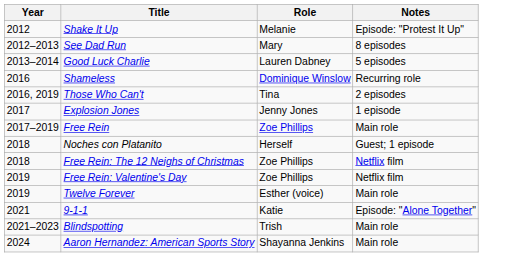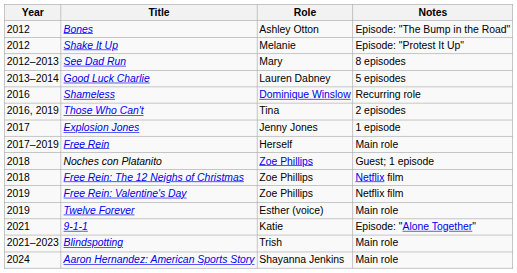+ row: (78, 29)
(286, 128) Zoe Phillips -> (276, 144) Herself
(276, 144) Herself -> (286, 161) Zoe Phillips
